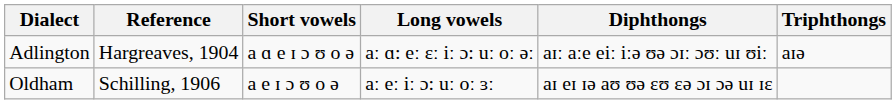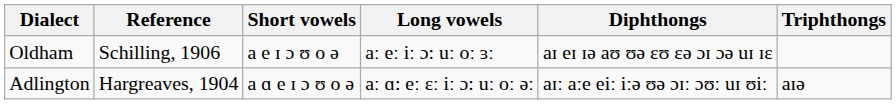rows swapped: (49, 51) <-> (41, 83)
